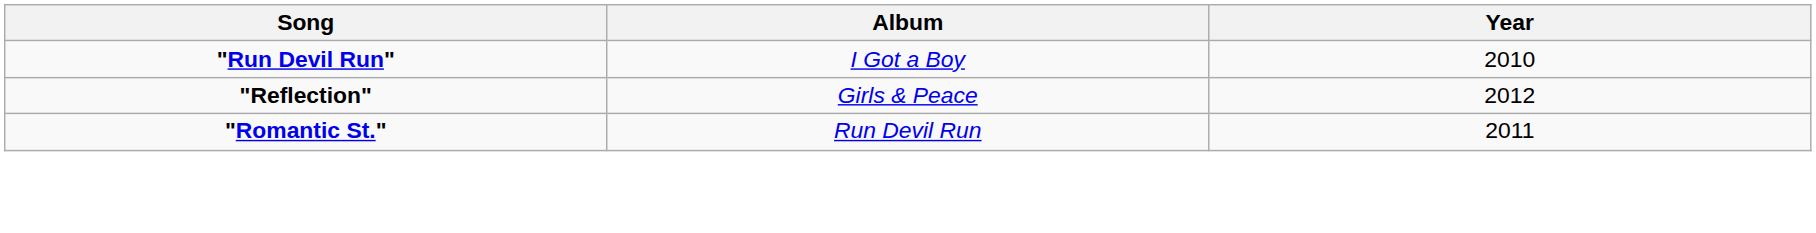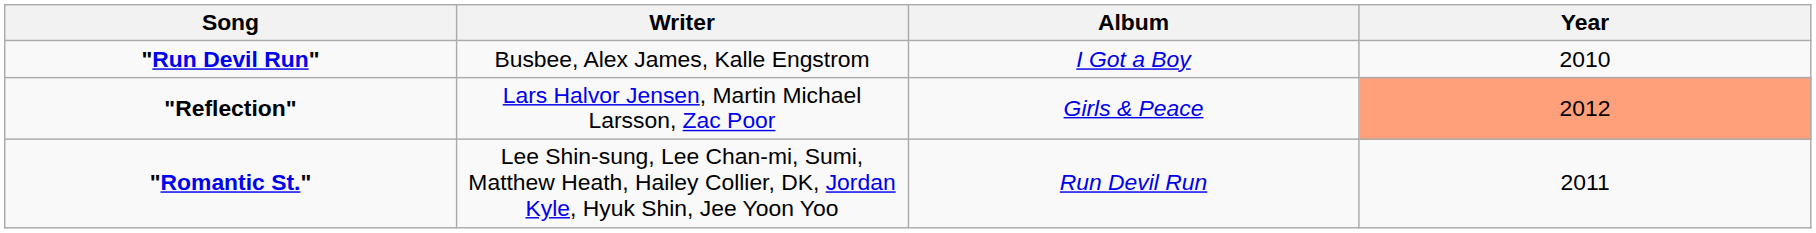+ column: (682, 22)
(1510, 95) no background -> (1585, 108) lightsalmon background
